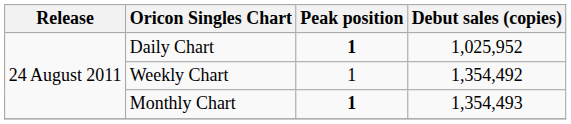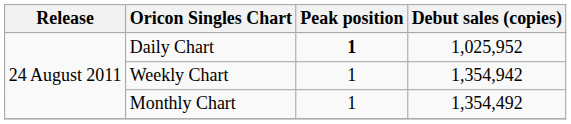(487, 75) 1,354,492 -> (487, 75) 1,354,942
(352, 103) bold -> (352, 103) normal
(487, 103) 1,354,493 -> (487, 103) 1,354,492
